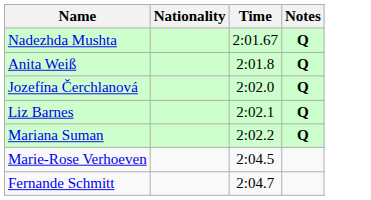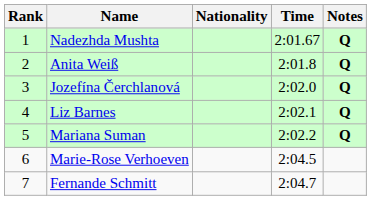+ column: (25, 16)
